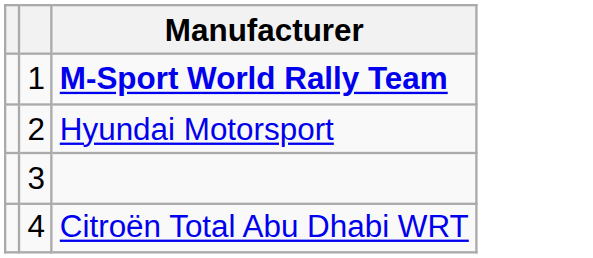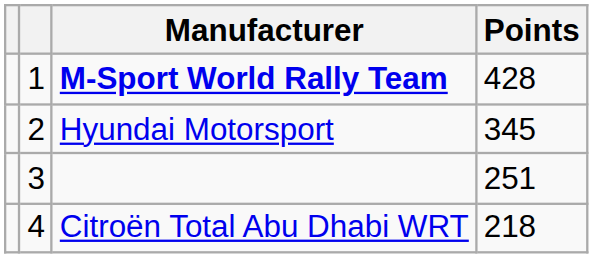+ column: (532, 30)
